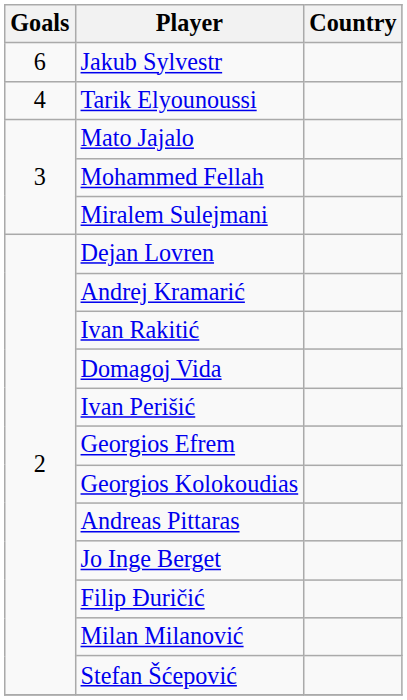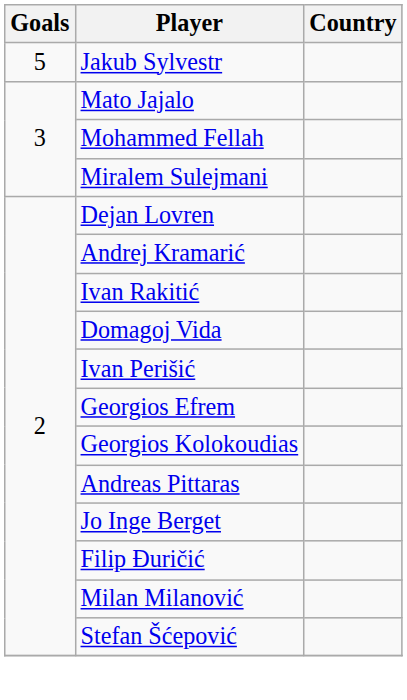(40, 61) 6 -> (40, 61) 5
- row: (169, 100)
